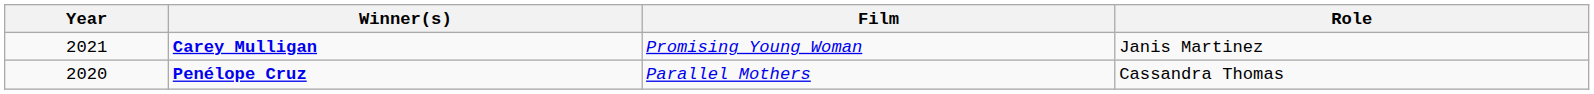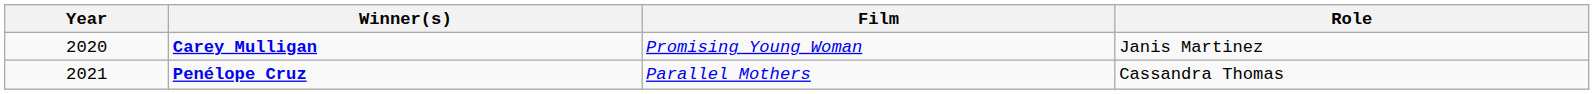(87, 47) 2021 -> (87, 47) 2020
(87, 75) 2020 -> (87, 75) 2021
